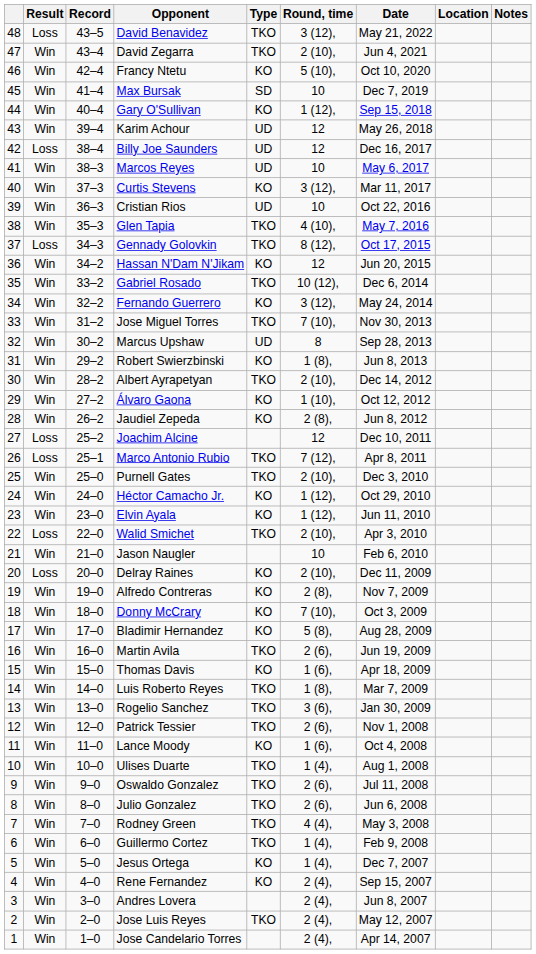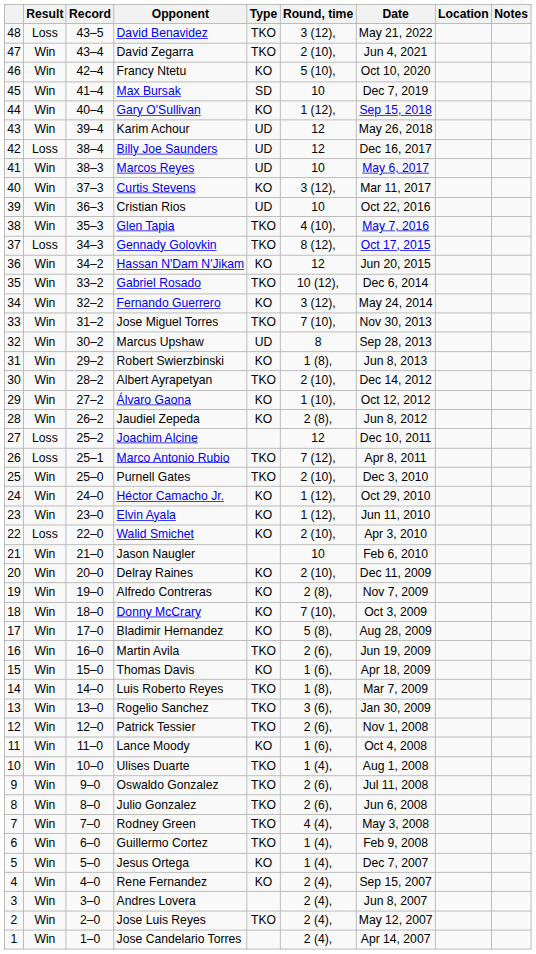(264, 534) TKO -> (264, 534) KO
(45, 573) Loss -> (45, 573) Win
